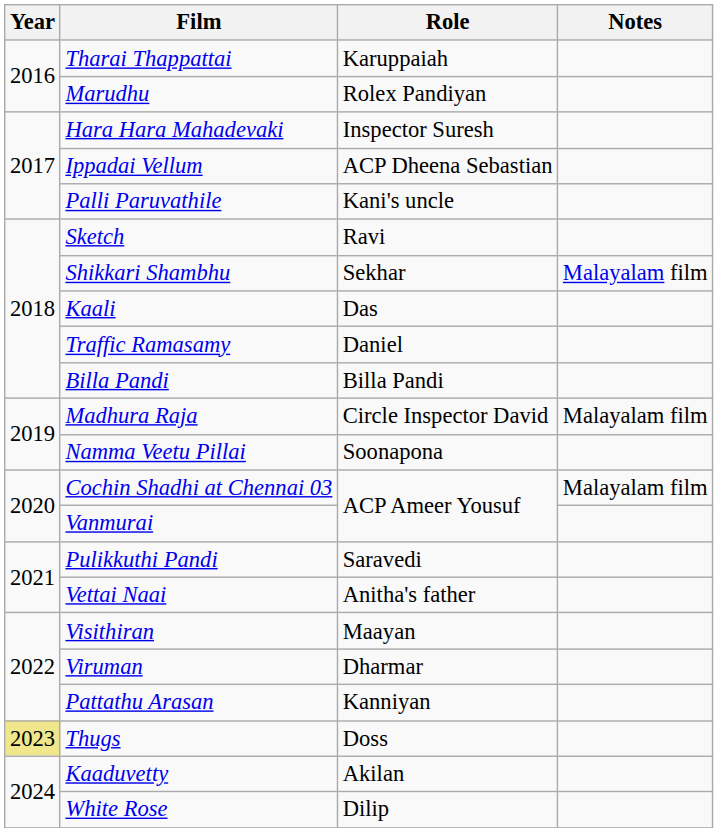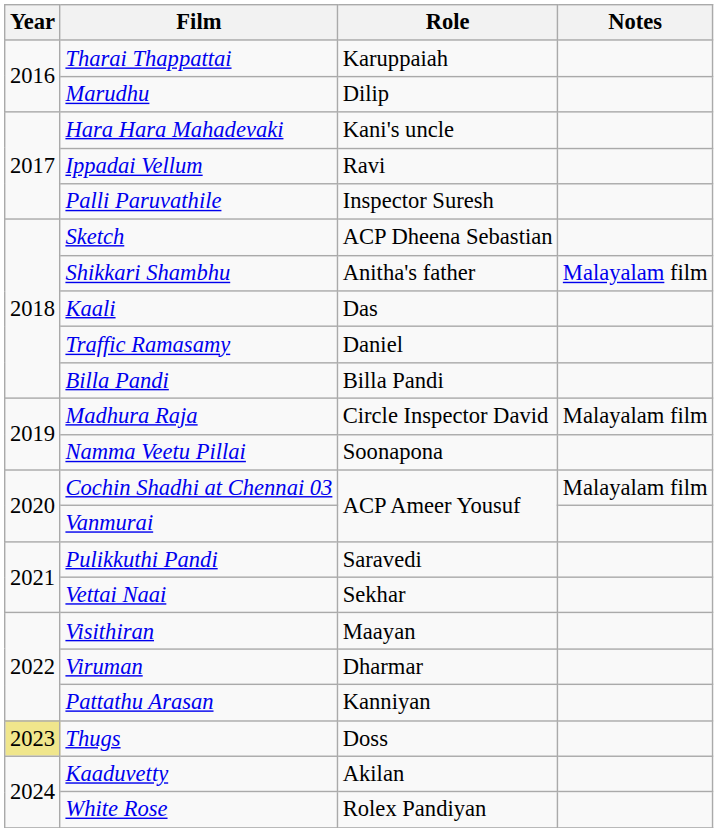(415, 93) Rolex Pandiyan -> (366, 93) Dilip
(418, 129) Inspector Suresh -> (398, 129) Kani's uncle
(448, 165) ACP Dheena Sebastian -> (364, 165) Ravi
(398, 201) Kani's uncle -> (418, 201) Inspector Suresh
(364, 237) Ravi -> (448, 237) ACP Dheena Sebastian
(374, 272) Sekhar -> (409, 272) Anitha's father
(409, 594) Anitha's father -> (374, 594) Sekhar
(366, 809) Dilip -> (415, 809) Rolex Pandiyan
